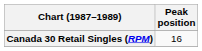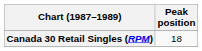(176, 38) 16 -> (176, 38) 18
